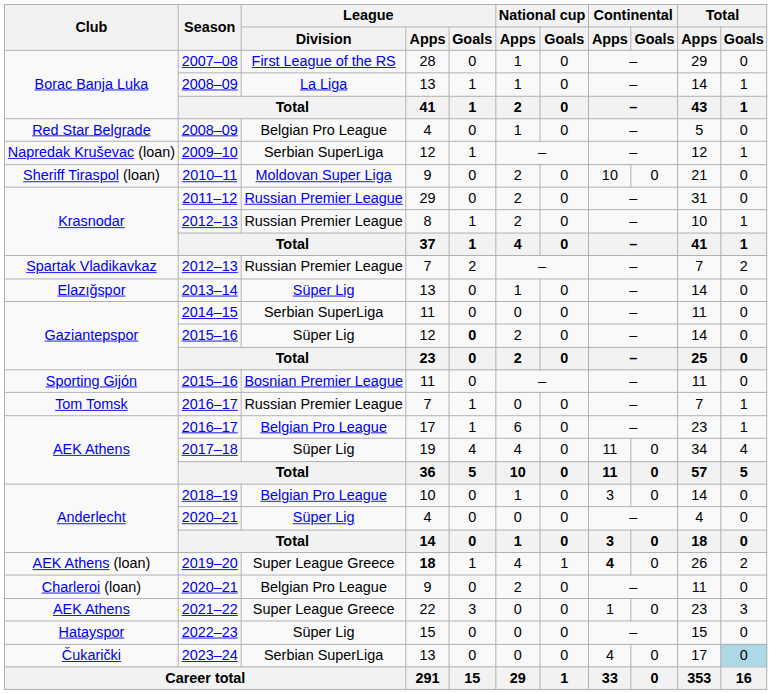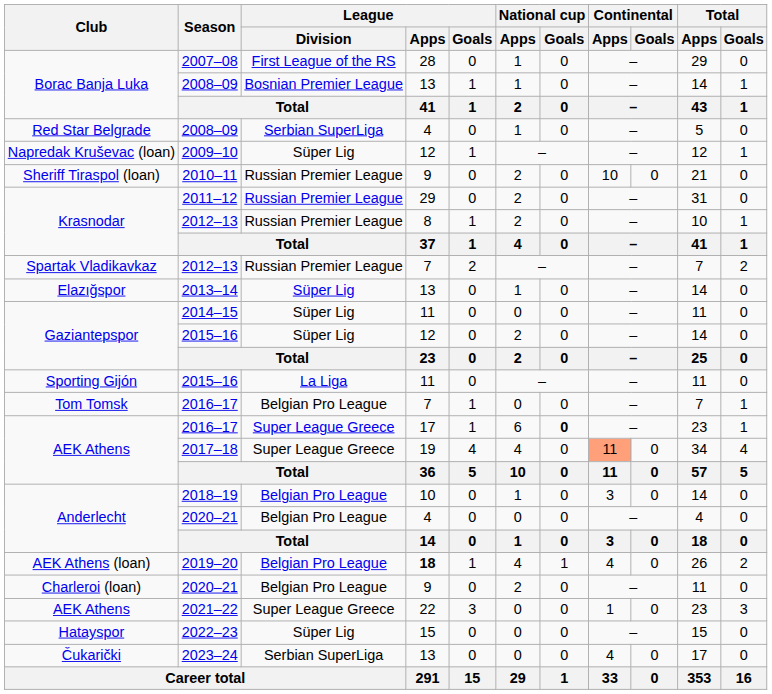(324, 84) La Liga -> (324, 84) Bosnian Premier League
(324, 130) Belgian Pro League -> (324, 130) Serbian SuperLiga
(324, 152) Serbian SuperLiga -> (324, 152) Süper Lig
(324, 175) Moldovan Super Liga -> (324, 175) Russian Premier League
(324, 312) Serbian SuperLiga -> (324, 312) Süper Lig
(472, 335) bold -> (472, 335) normal
(324, 381) Bosnian Premier League -> (324, 381) La Liga
(324, 404) Russian Premier League -> (324, 404) Belgian Pro League
(324, 426) Belgian Pro League -> (324, 426) Super League Greece
(564, 426) normal -> (564, 426) bold
(324, 449) Süper Lig -> (324, 449) Super League Greece
(610, 449) no background -> (610, 449) lightsalmon background
(324, 518) Süper Lig -> (324, 518) Belgian Pro League
(324, 564) Super League Greece -> (324, 564) Belgian Pro League
(610, 564) bold -> (610, 564) normal
(744, 655) lightblue background -> (744, 655) no background
